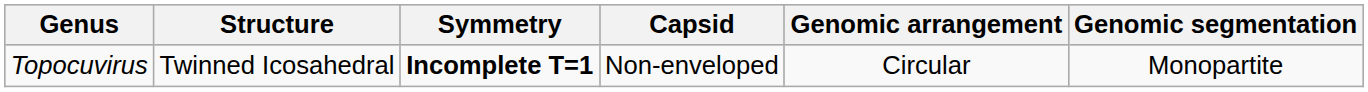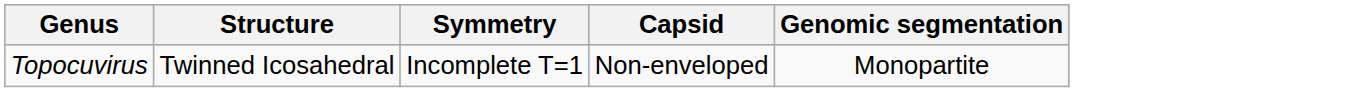- column: (926, 24)
(500, 65) bold -> (495, 65) normal
